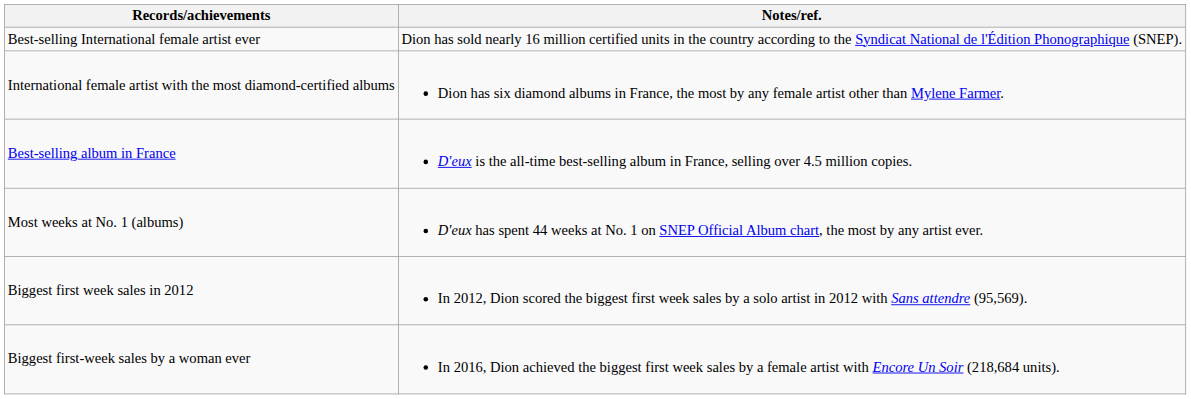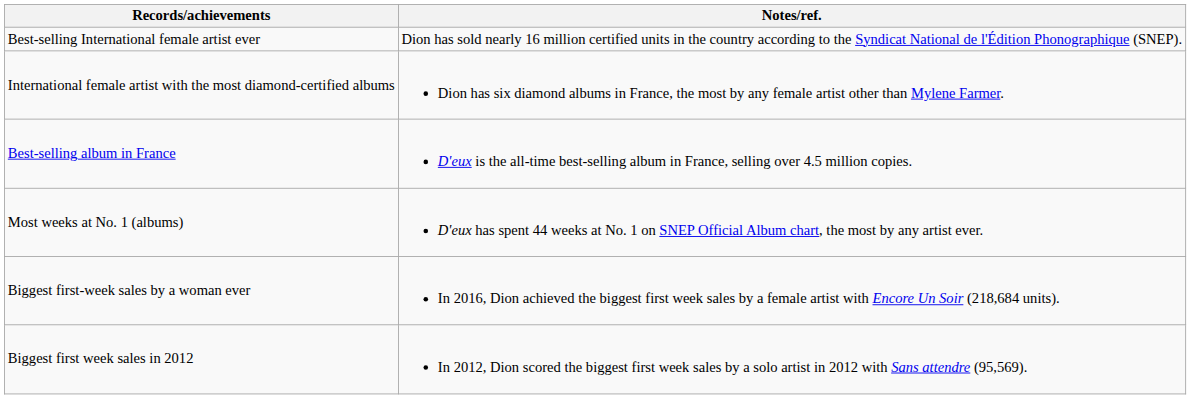rows swapped: (101, 290) <-> (129, 359)
